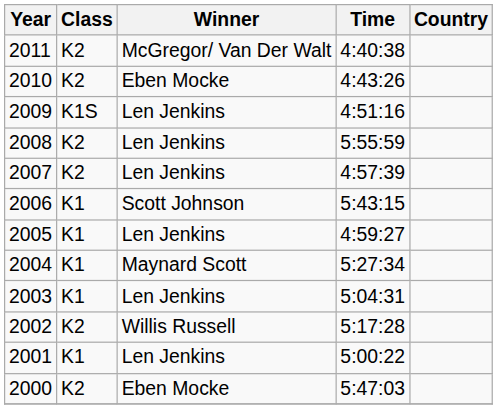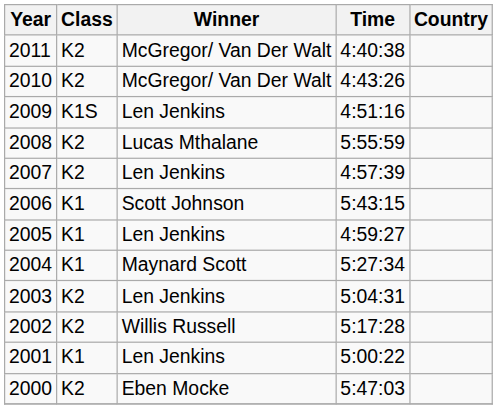(175, 81) Eben Mocke -> (227, 81) McGregor/ Van Der Walt
(173, 142) Len Jenkins -> (190, 142) Lucas Mthalane
(73, 296) K1 -> (73, 296) K2
